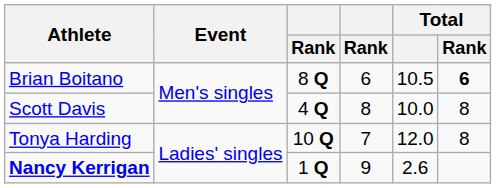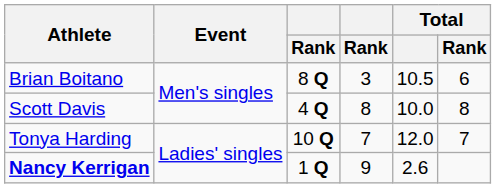(366, 78) 6 -> (366, 78) 3
(464, 78) bold -> (464, 78) normal
(464, 138) 8 -> (464, 138) 7
